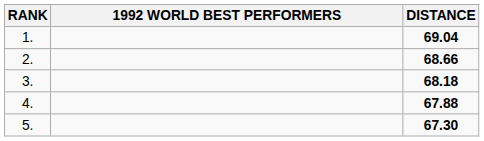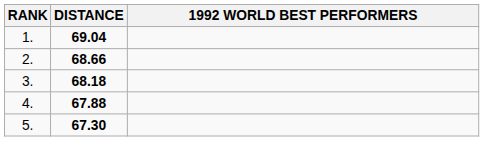columns swapped: (227, 16) <-> (441, 16)
